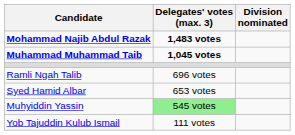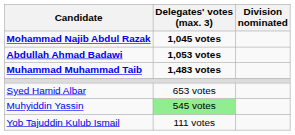(194, 39) 1,483 votes -> (194, 39) 1,045 votes
+ row: (65, 54)
(194, 54) 1,045 votes -> (194, 70) 1,483 votes
- row: (44, 75)
